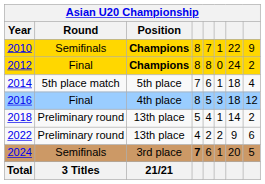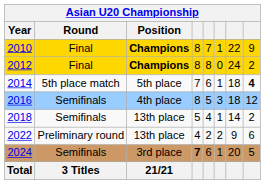(81, 48) Semifinals -> (81, 48) Final
(252, 83) normal -> (252, 83) bold
(81, 100) Final -> (81, 100) Semifinals
(81, 118) Preliminary round -> (81, 118) Semifinals
